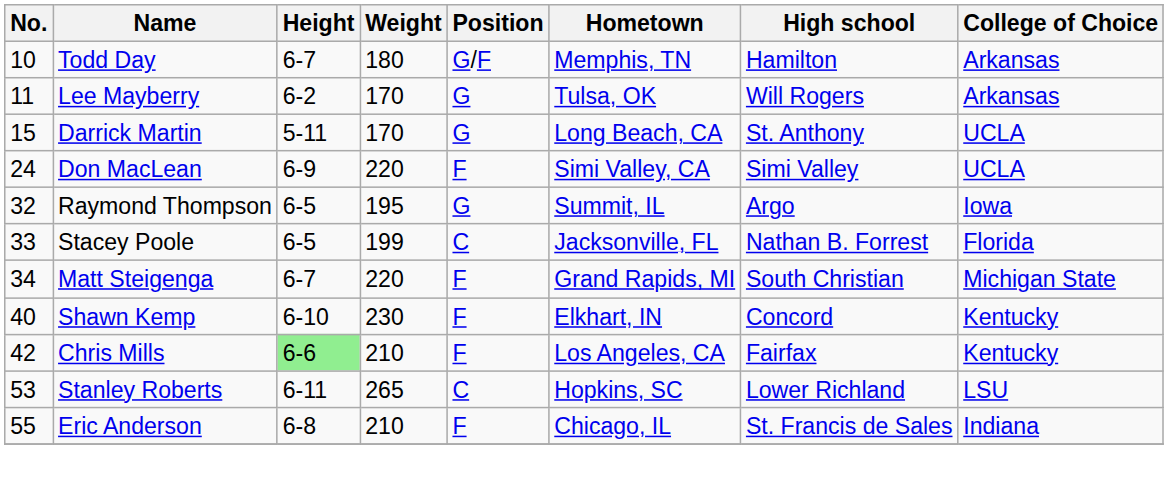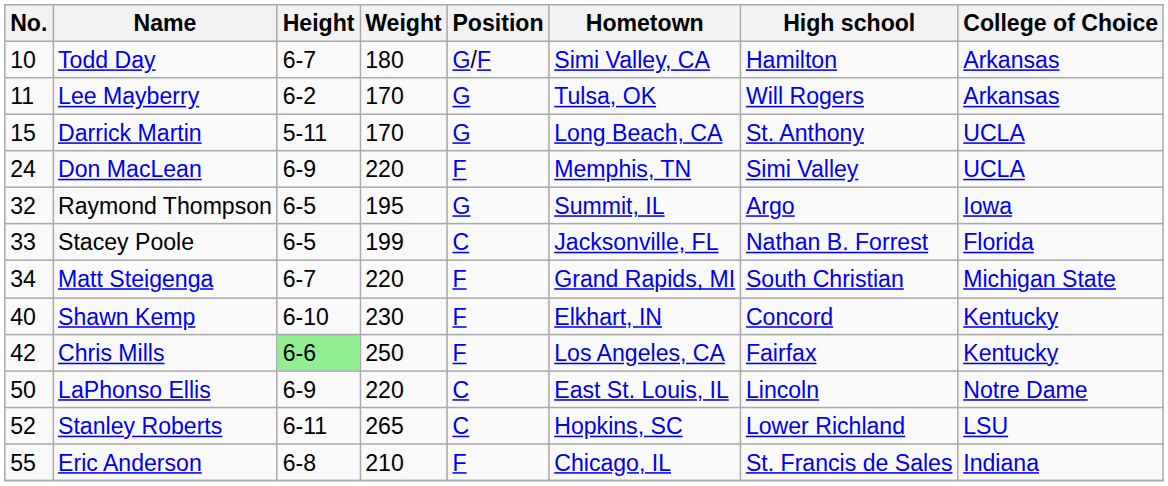(623, 60) Memphis, TN -> (632, 60) Simi Valley, CA
(632, 170) Simi Valley, CA -> (623, 170) Memphis, TN
(384, 352) 210 -> (384, 352) 250
+ row: (134, 389)
(23, 389) 53 -> (23, 426) 52
